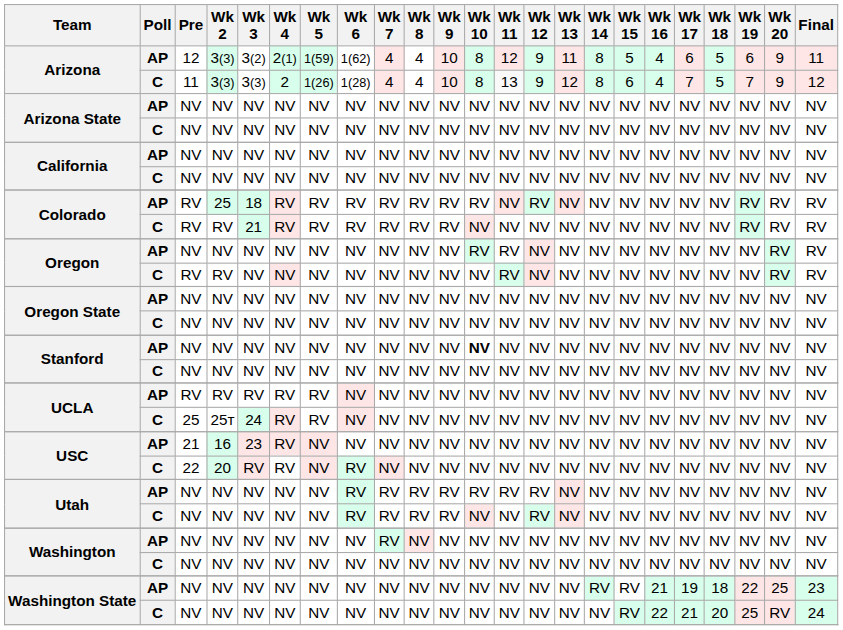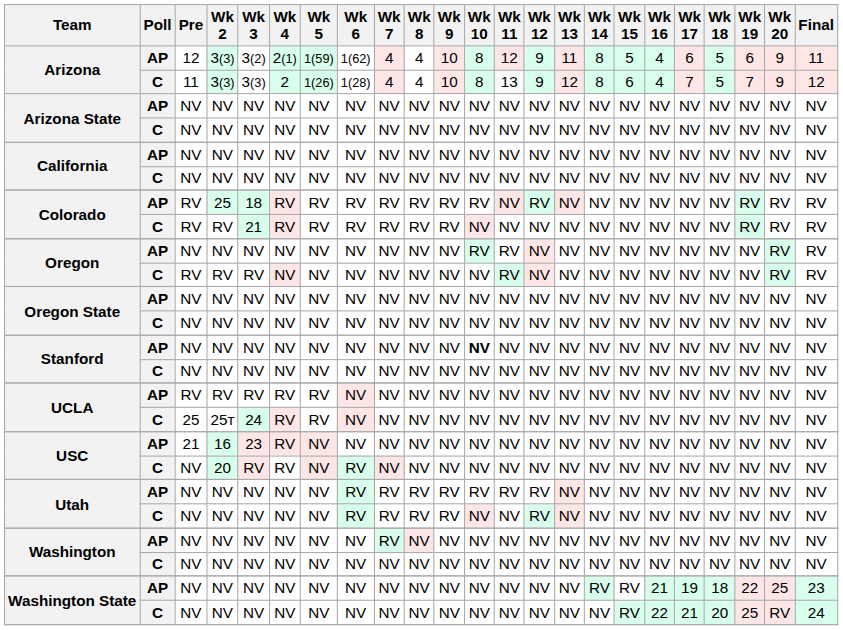(254, 275) NV -> (254, 275) RV
(191, 468) 22 -> (191, 468) NV
